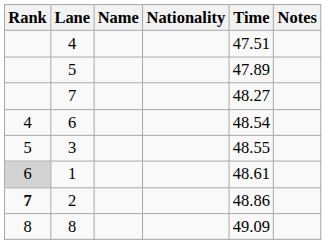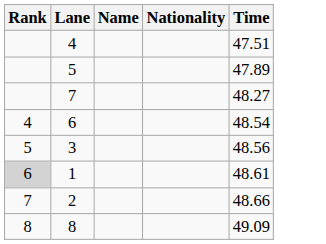- column: (297, 17)
(251, 148) 48.55 -> (251, 148) 48.56
(28, 200) bold -> (28, 200) normal
(251, 200) 48.86 -> (251, 200) 48.66
